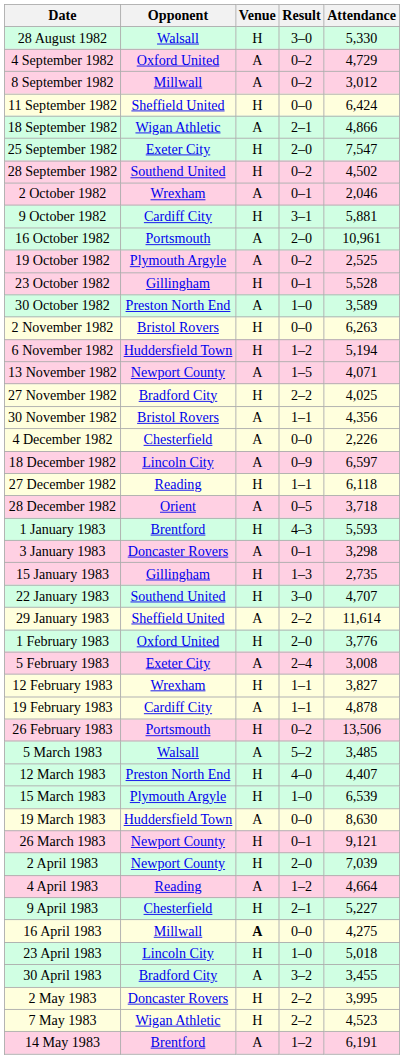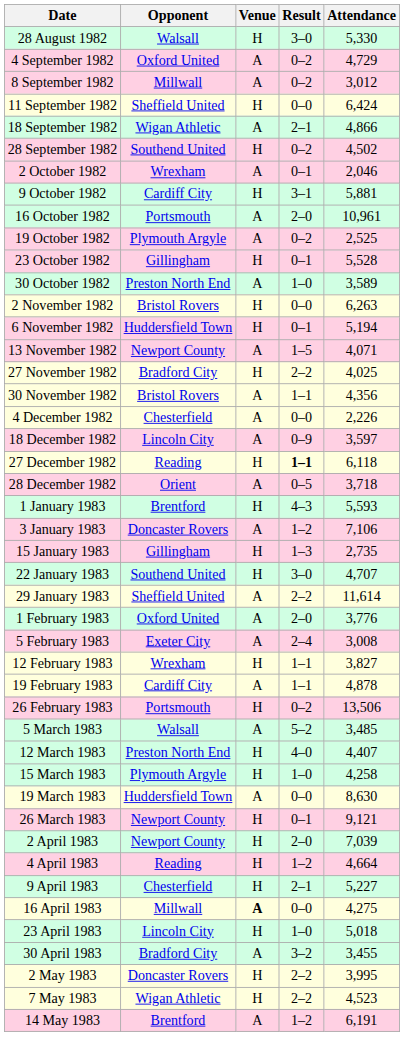- row: (62, 149)
(301, 350) 1–2 -> (301, 328) 0–1
(362, 462) 6,597 -> (362, 439) 3,597
(301, 484) normal -> (301, 462) bold
(301, 551) 0–1 -> (301, 529) 1–2
(362, 551) 3,298 -> (362, 529) 7,106
(257, 640) H -> (257, 618) A
(362, 797) 6,539 -> (362, 774) 4,258
(257, 886) A -> (257, 864) H
